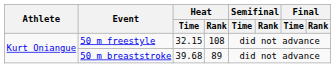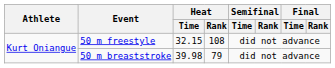(189, 55) 39.68 -> (189, 55) 39.98
(217, 55) 89 -> (217, 55) 79
